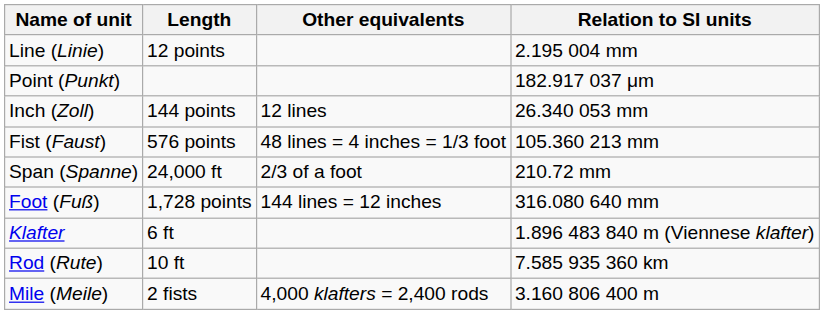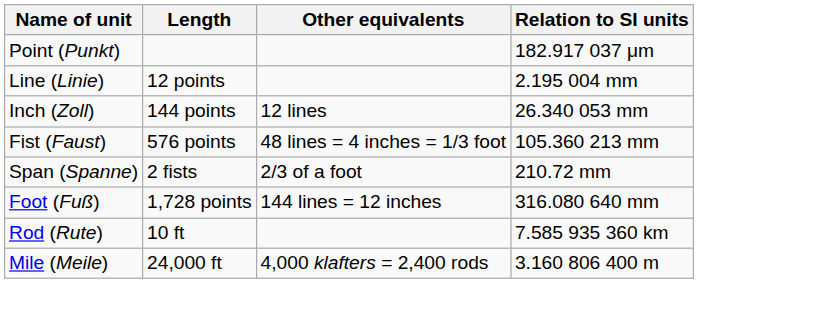rows swapped: (65, 80) <-> (57, 50)
(184, 171) 24,000 ft -> (172, 171) 2 fists
- row: (37, 232)
(172, 293) 2 fists -> (184, 263) 24,000 ft
